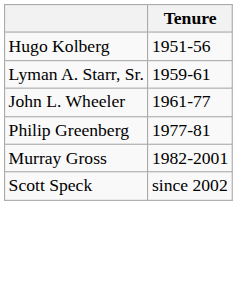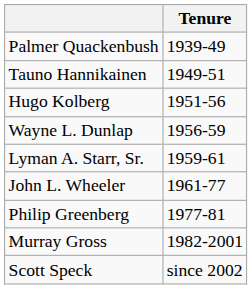+ row: (84, 46)
+ row: (78, 74)
+ row: (71, 130)
